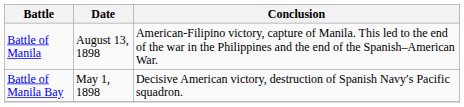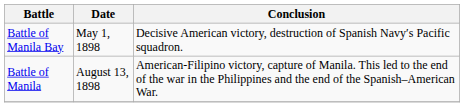rows swapped: (35, 85) <-> (28, 46)
